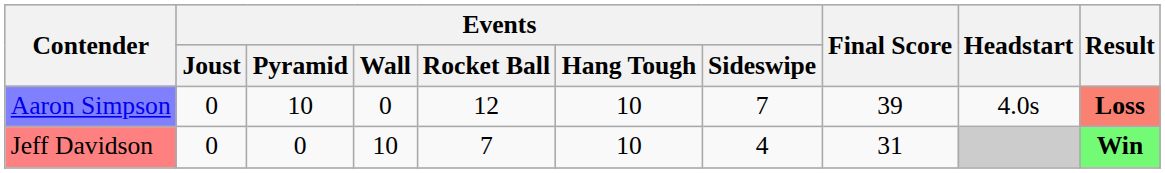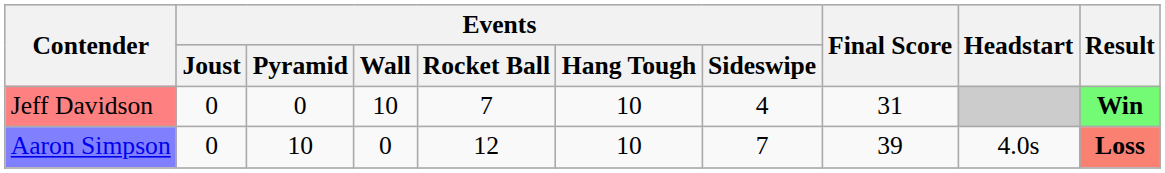rows swapped: (82, 146) <-> (91, 106)
